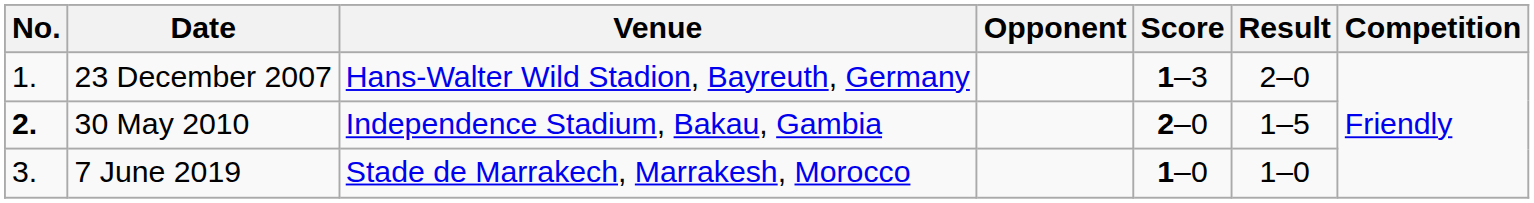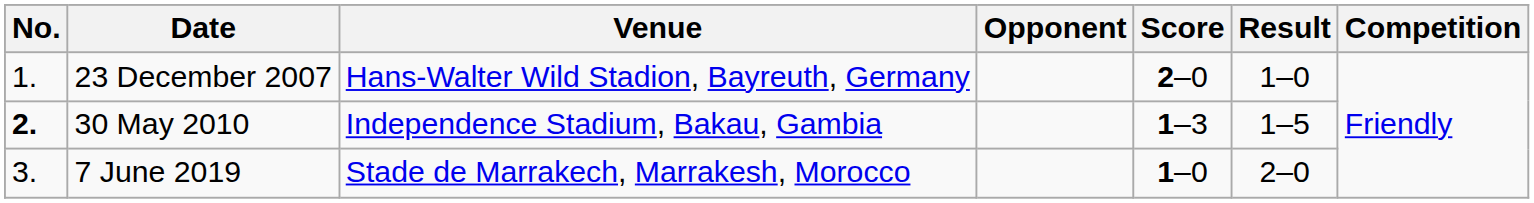(1182, 76) 1–3 -> (1182, 76) 2–0
(1285, 76) 2–0 -> (1285, 76) 1–0
(1182, 124) 2–0 -> (1182, 124) 1–3
(1285, 172) 1–0 -> (1285, 172) 2–0
